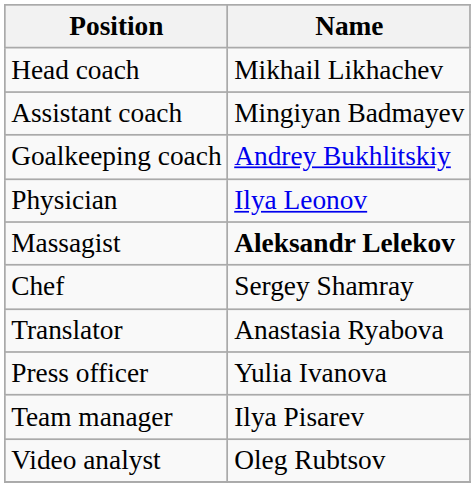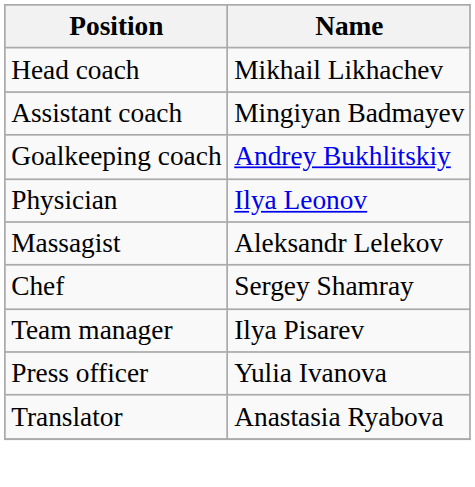(345, 243) bold -> (339, 243) normal
rows swapped: (92, 416) <-> (67, 329)
- row: (86, 460)
